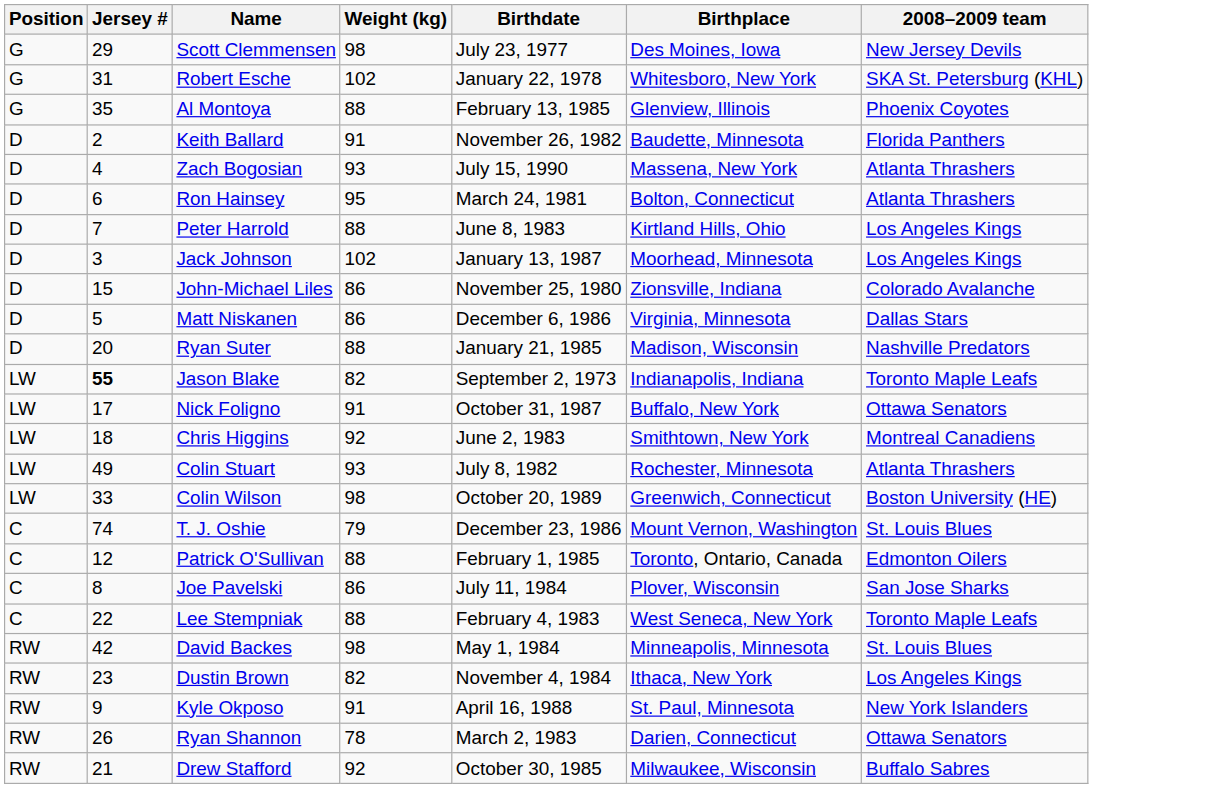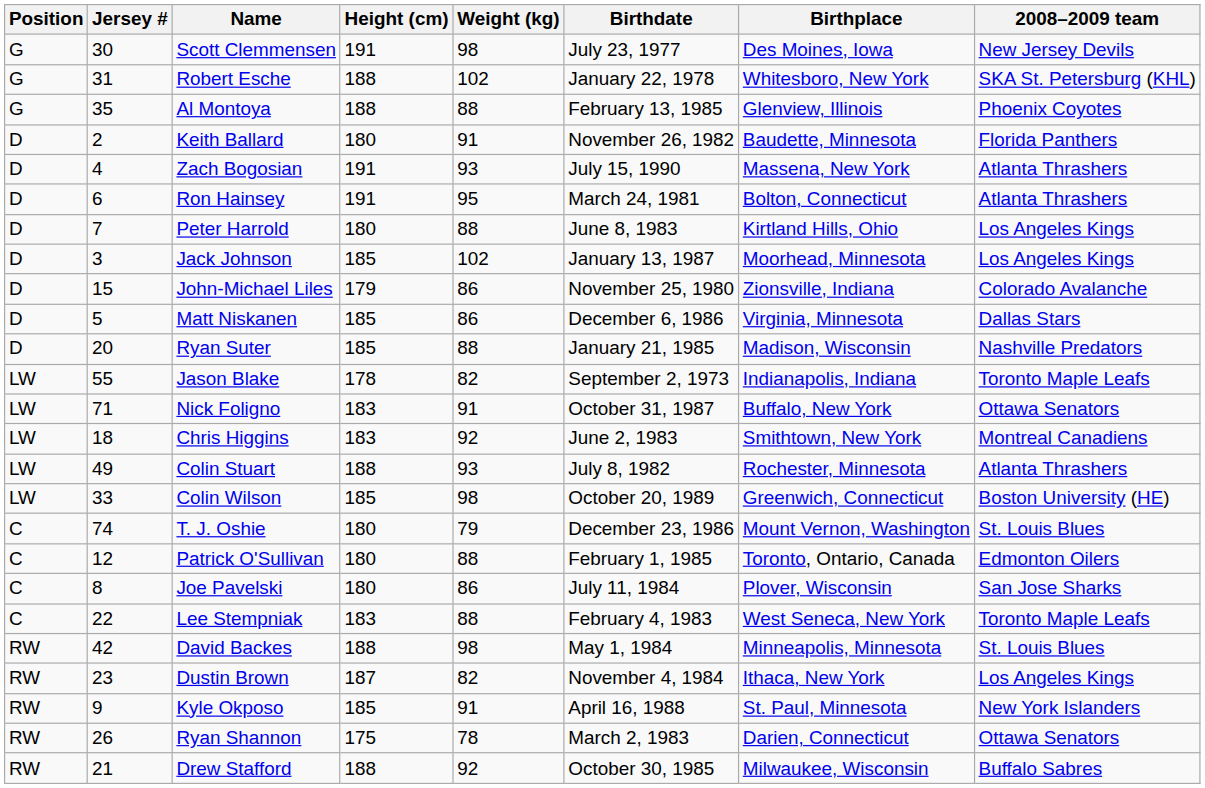+ column: (397, 19)
(103, 49) 29 -> (103, 49) 30
(103, 378) bold -> (103, 378) normal
(103, 408) 17 -> (103, 408) 71
